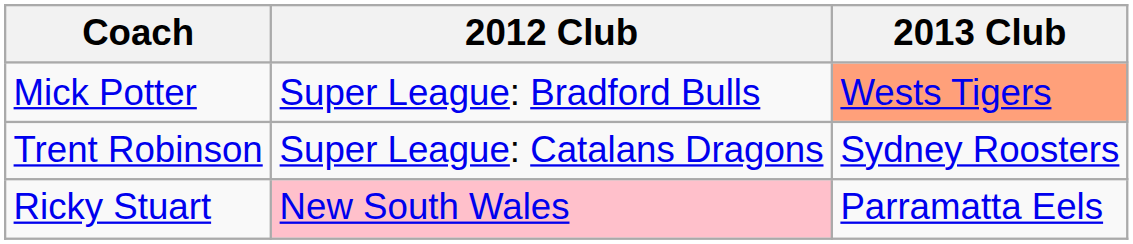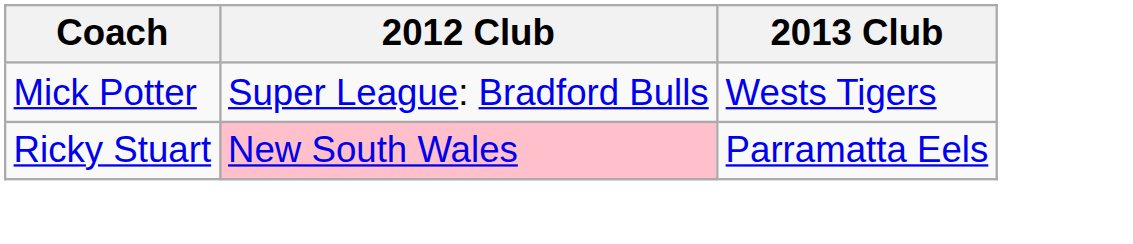(946, 91) lightsalmon background -> (831, 91) no background
- row: (138, 149)
